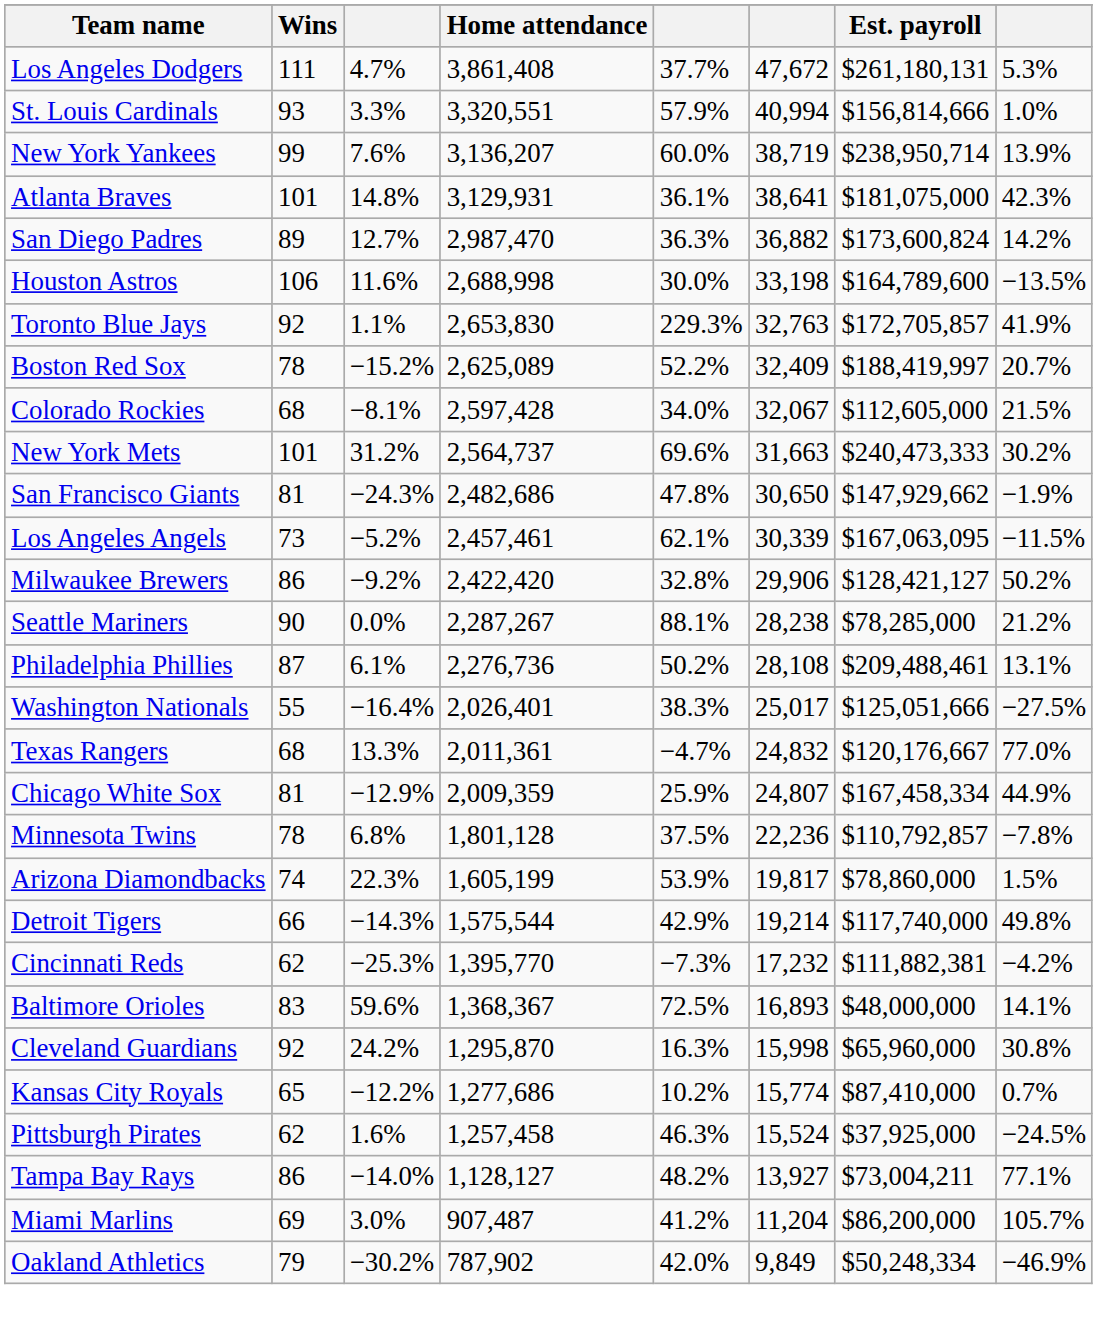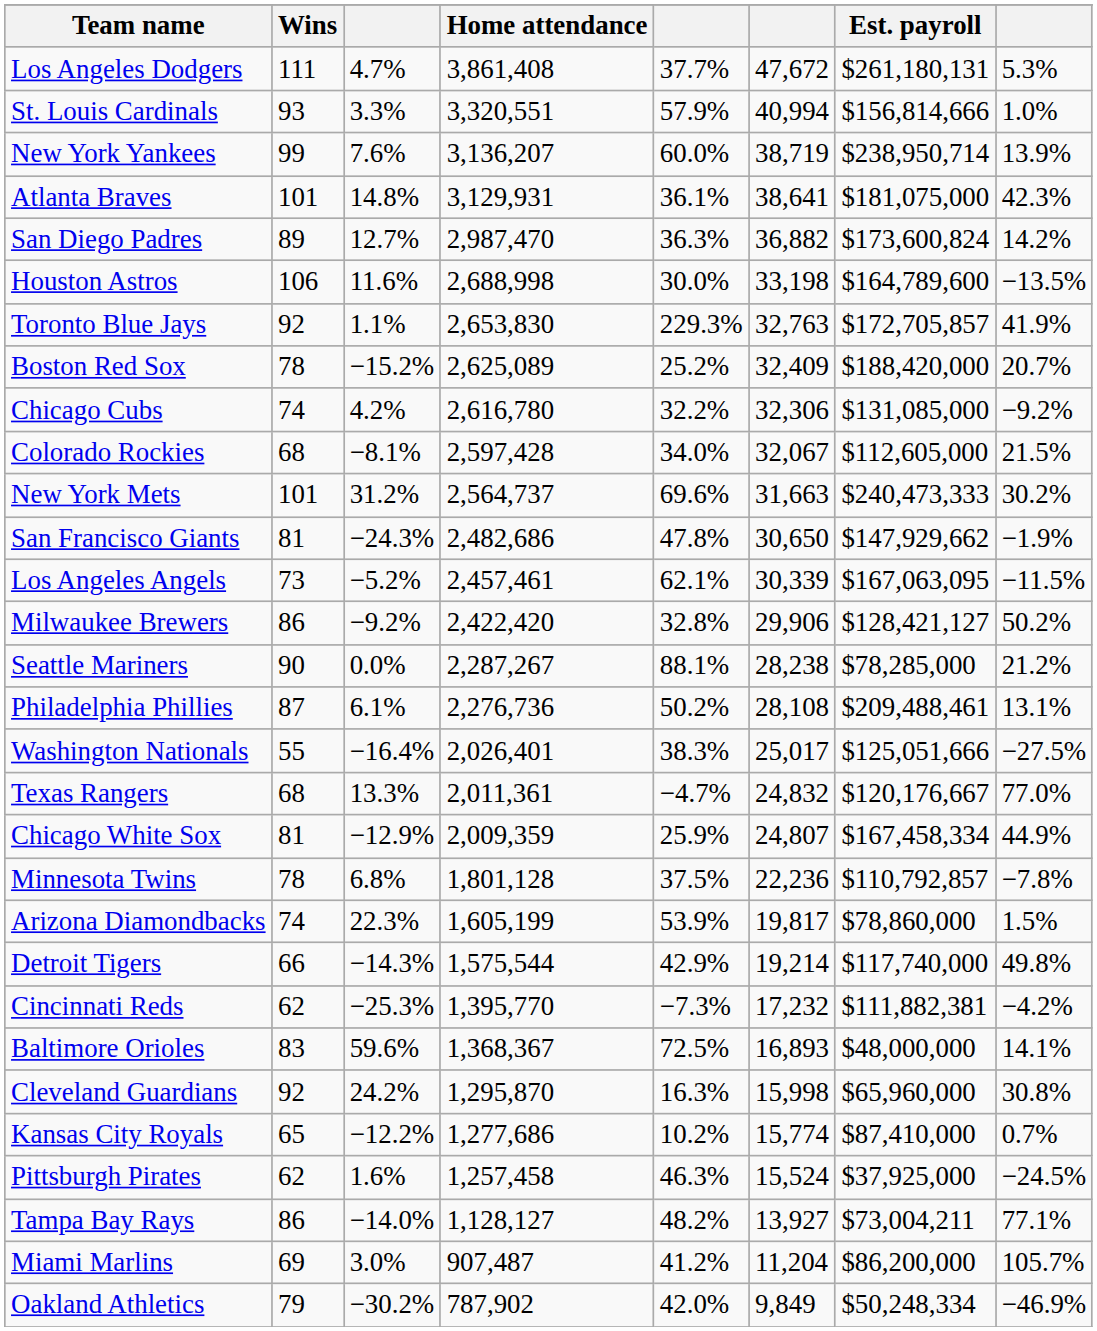(695, 366) 52.2% -> (695, 366) 25.2%
(915, 366) $188,419,997 -> (915, 366) $188,420,000
+ row: (87, 409)
